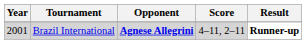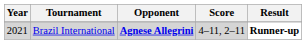(17, 30) 2001 -> (17, 30) 2021
